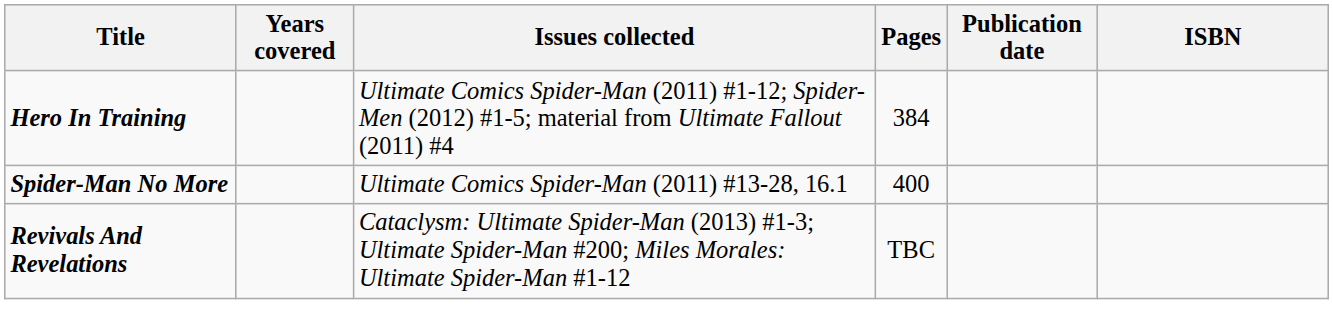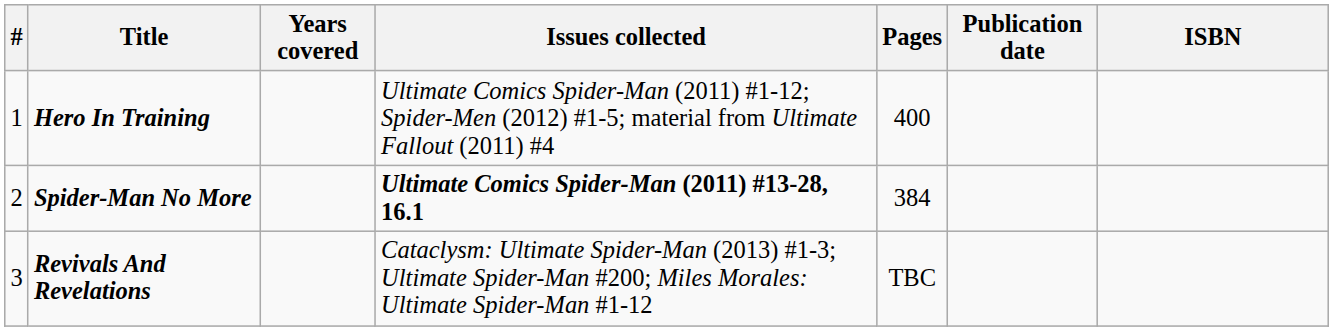+ column: (17, 37)
(911, 117) 384 -> (912, 117) 400
(603, 184) normal -> (605, 197) bold
(911, 184) 400 -> (912, 197) 384
